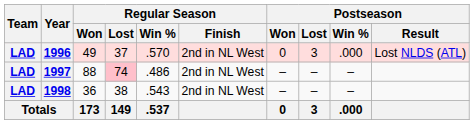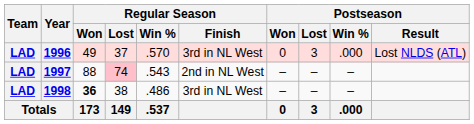(223, 53) 2nd in NL West -> (223, 53) 3rd in NL West
(158, 72) .486 -> (158, 72) .543
(89, 91) normal -> (89, 91) bold
(158, 91) .543 -> (158, 91) .486
(223, 91) 2nd in NL West -> (223, 91) 3rd in NL West
